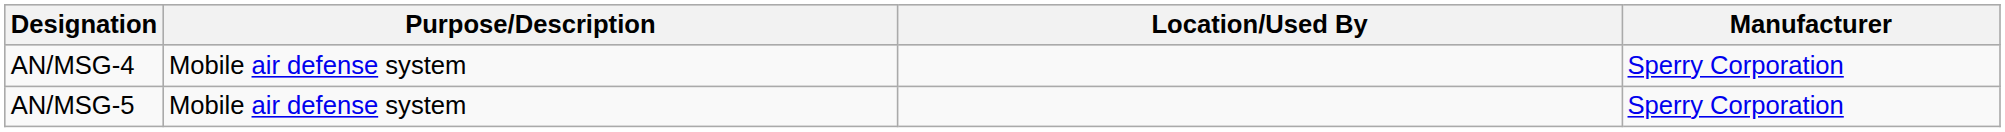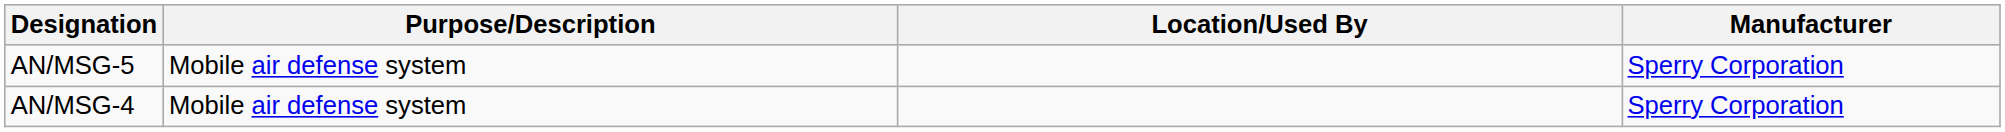rows swapped: (73, 65) <-> (73, 106)
